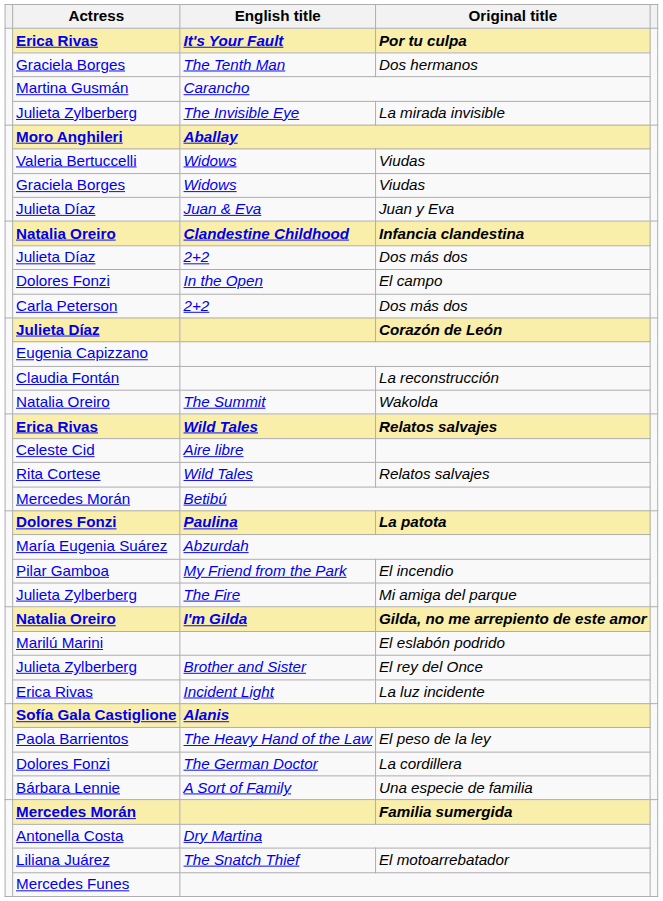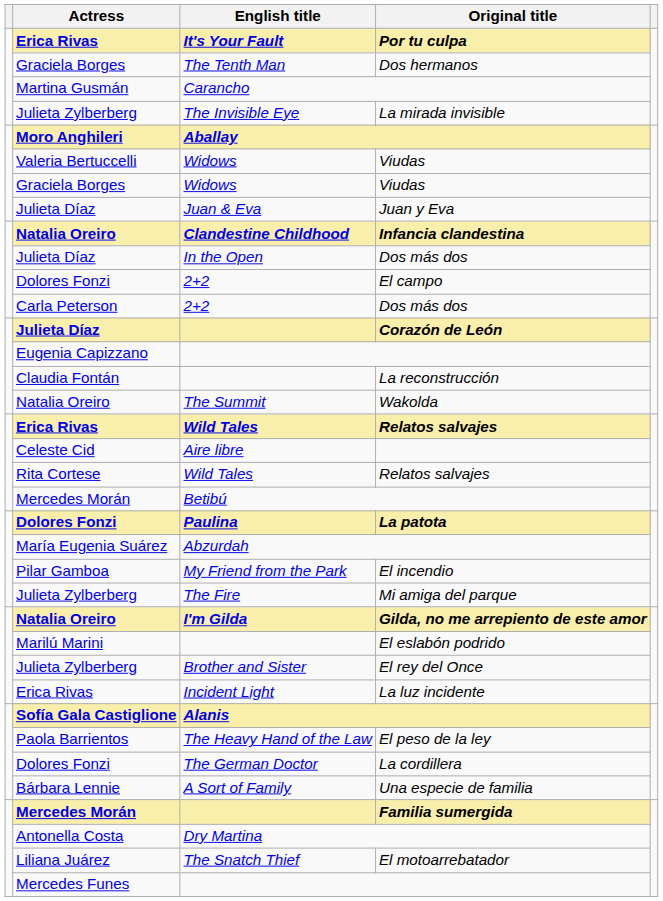(196, 257) 2+2 -> (223, 257) In the Open
(223, 281) In the Open -> (196, 281) 2+2
